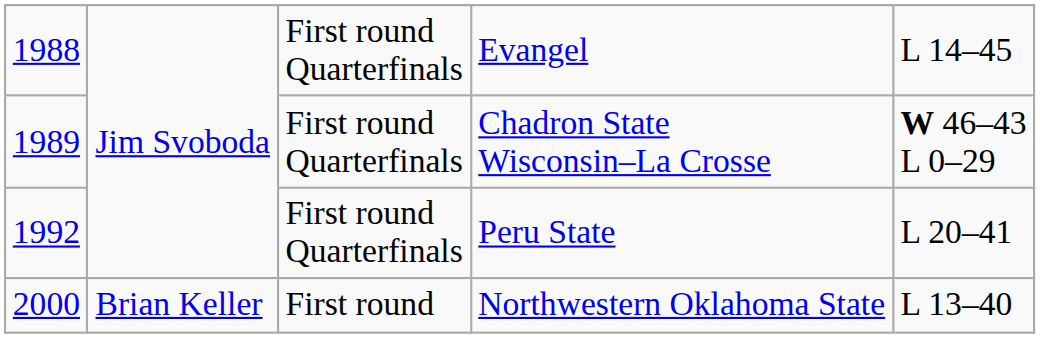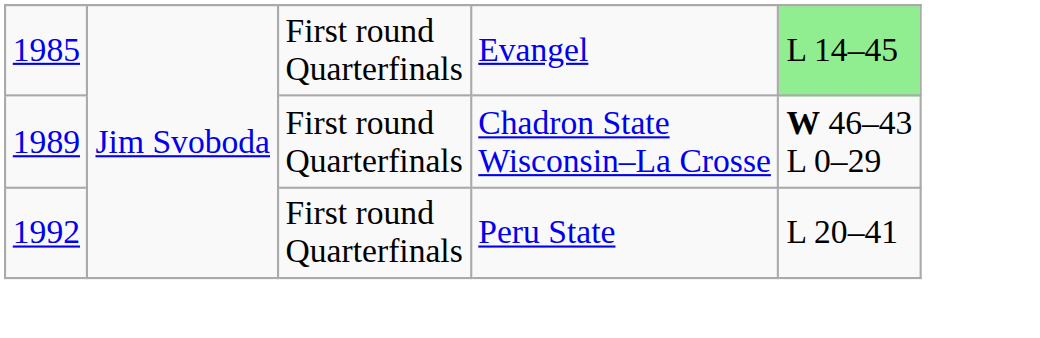(46, 50) 1988 -> (46, 50) 1985
(956, 50) no background -> (842, 50) lightgreen background
- row: (682, 304)
